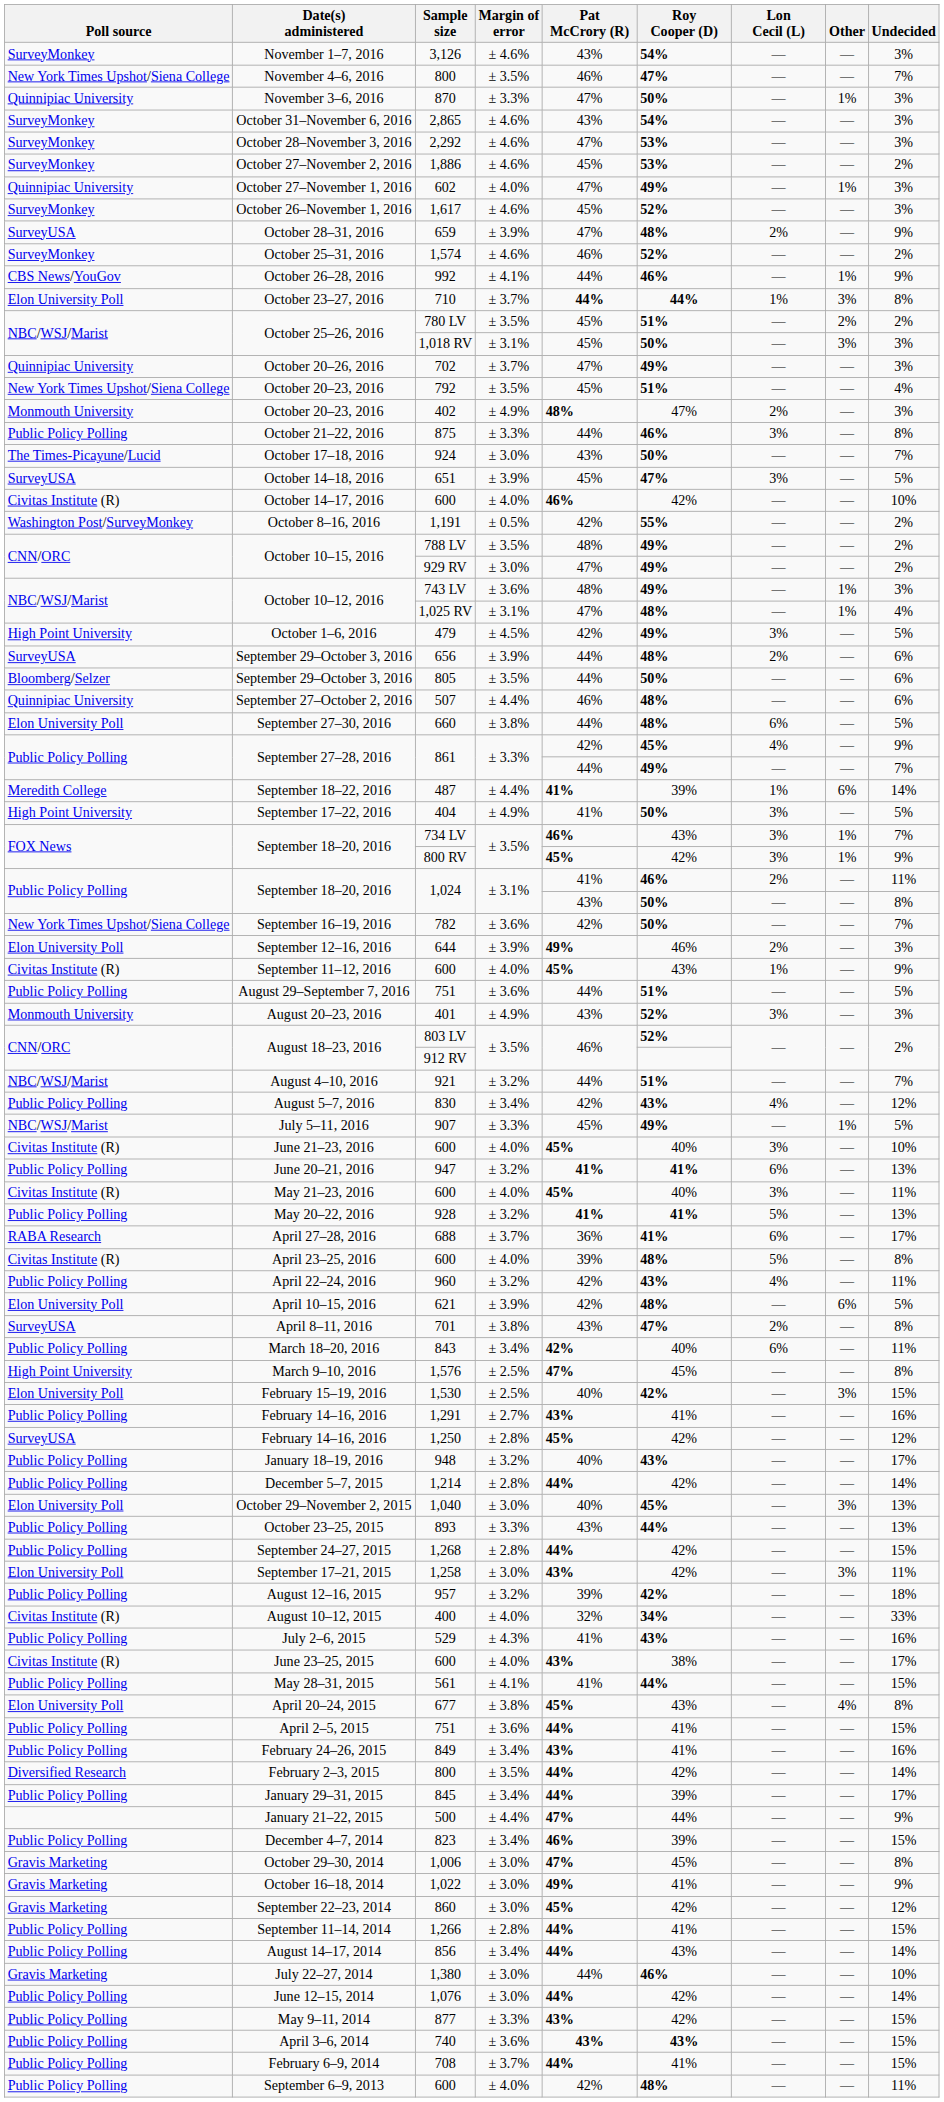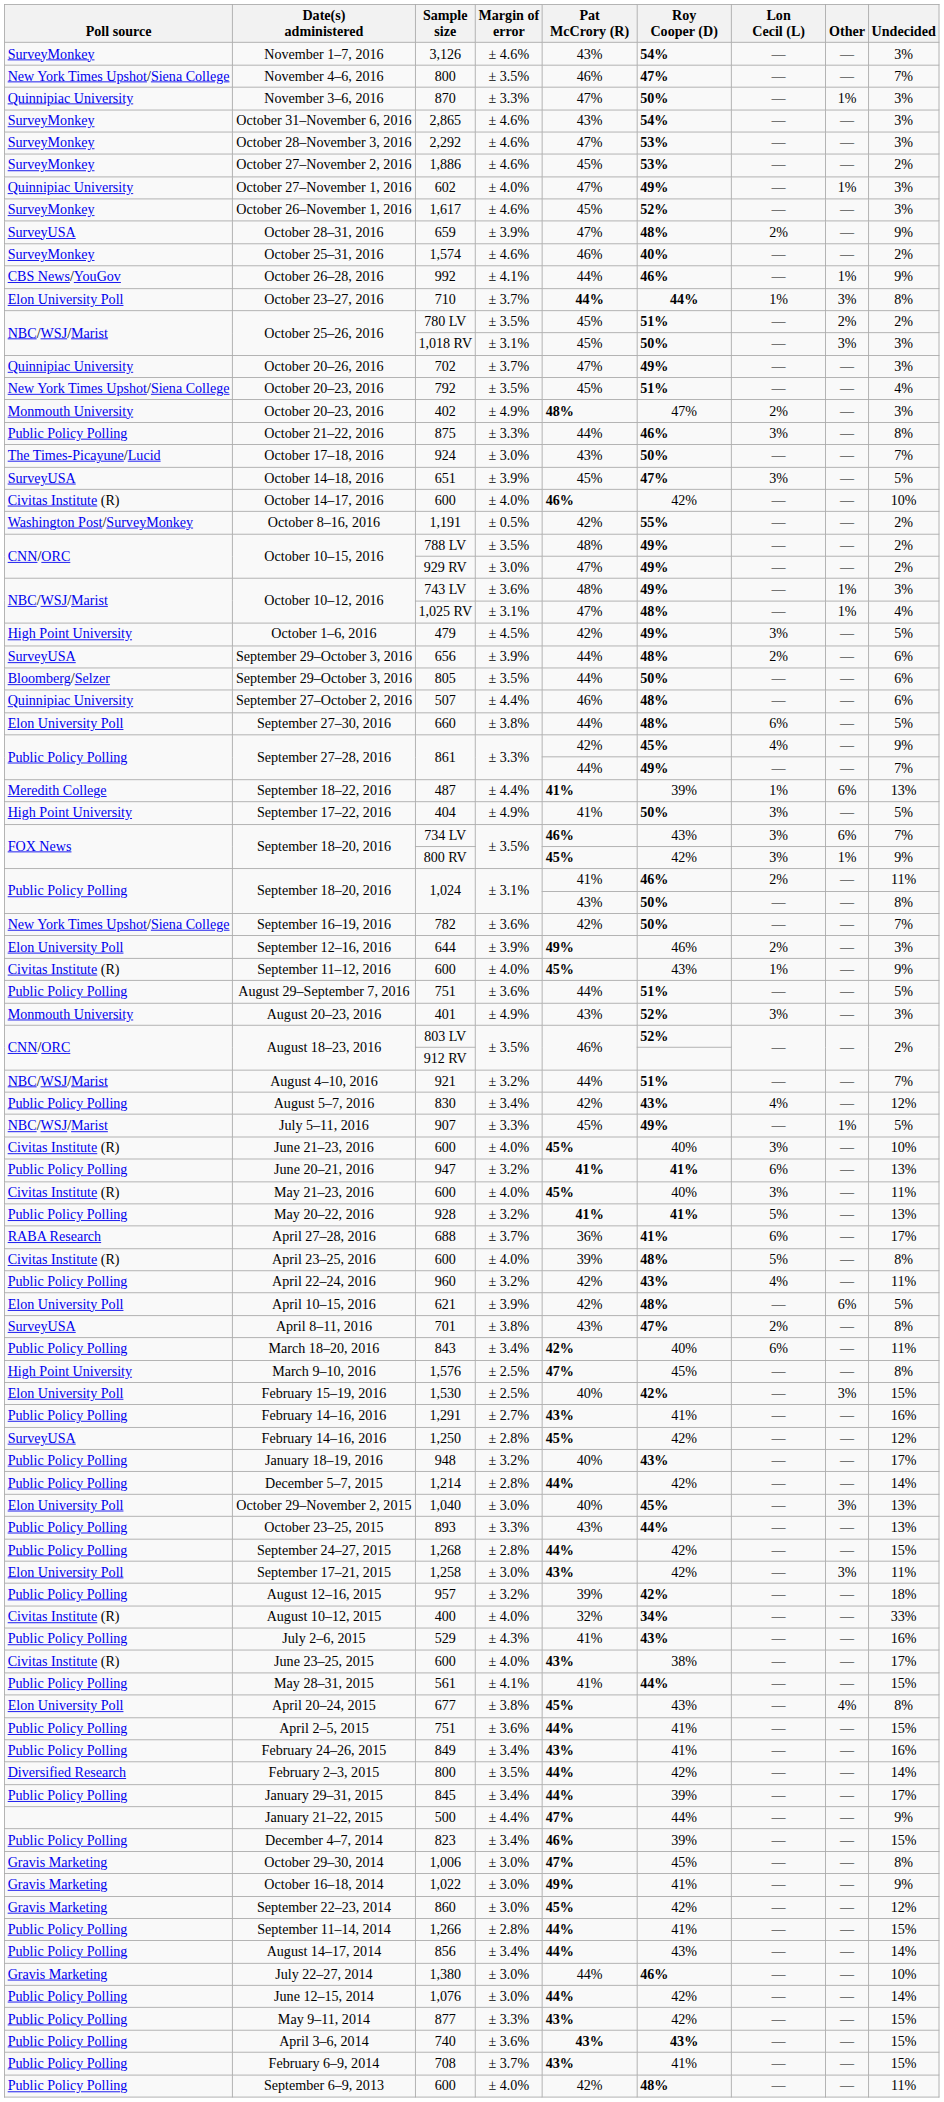(654, 254) 52% -> (654, 254) 40%
(904, 790) 14% -> (904, 790) 13%
(847, 835) 1% -> (847, 835) 6%
(560, 2063) 44% -> (560, 2063) 43%
